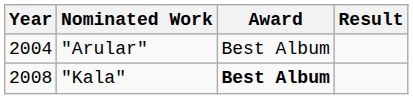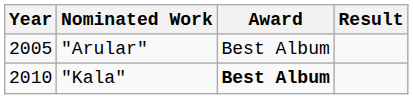(31, 49) 2004 -> (31, 49) 2005
(31, 78) 2008 -> (31, 78) 2010
